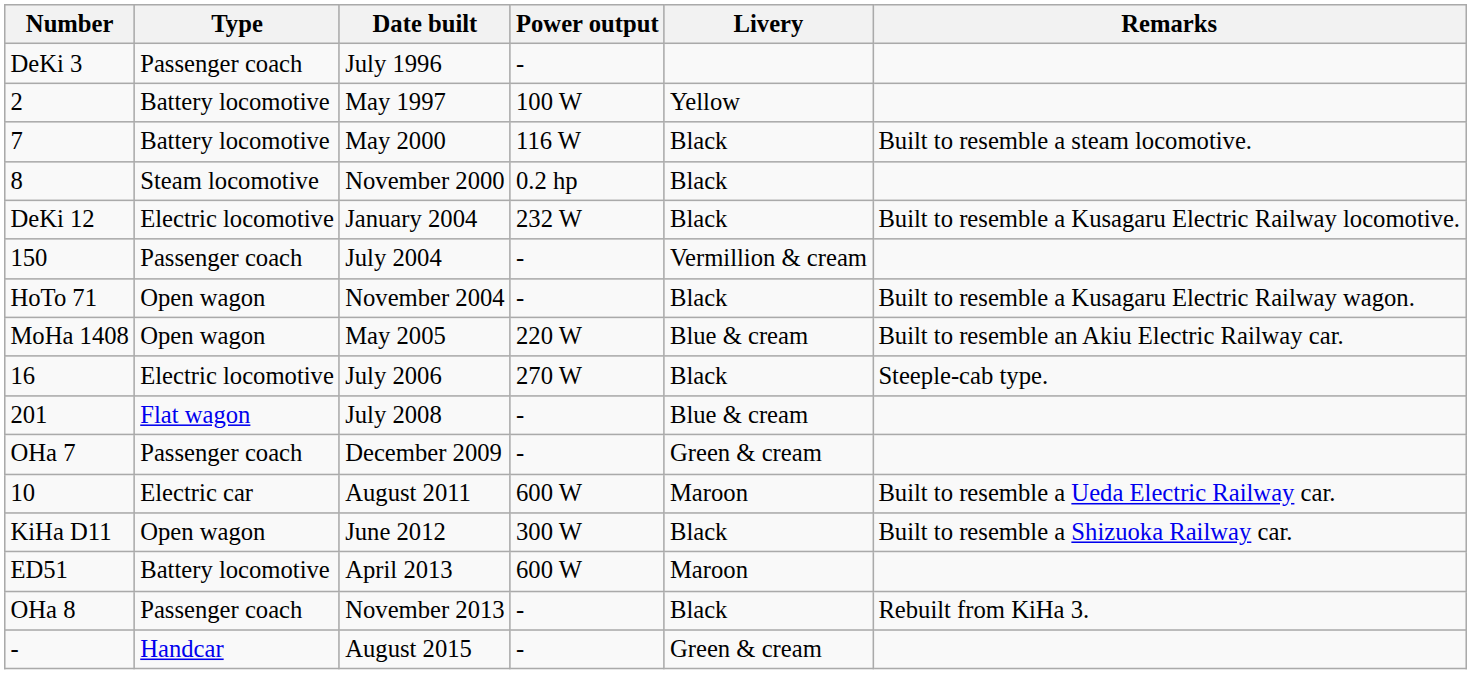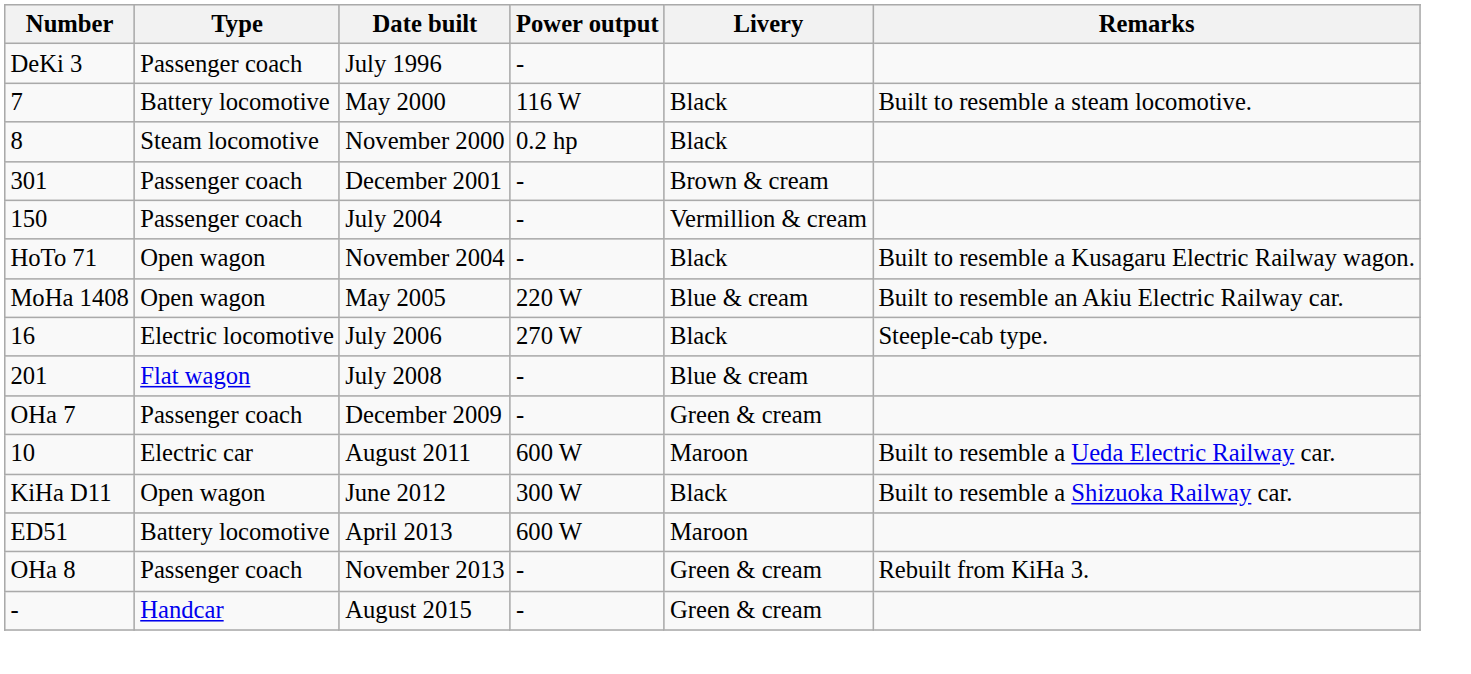- row: (396, 102)
+ row: (424, 180)
- row: (411, 219)
(699, 610) Black -> (746, 571) Green & cream
